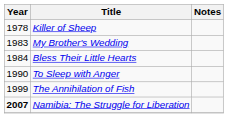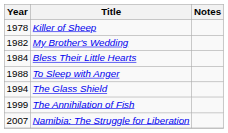(17, 43) 1983 -> (17, 43) 1982
(17, 74) 1990 -> (17, 74) 1988
+ row: (70, 89)
(17, 105) bold -> (17, 120) normal
